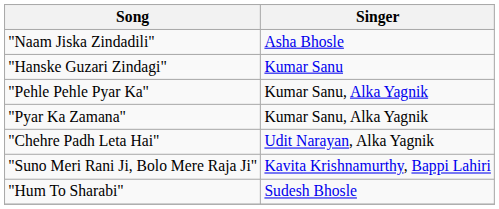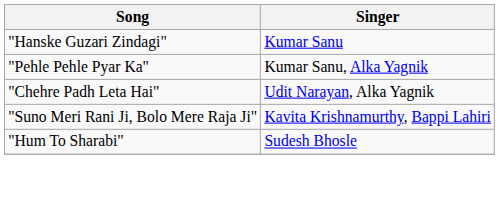- row: (81, 41)
- row: (67, 116)
